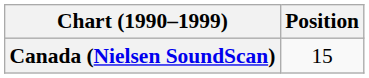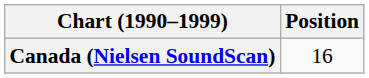(322, 55) 15 -> (322, 55) 16
